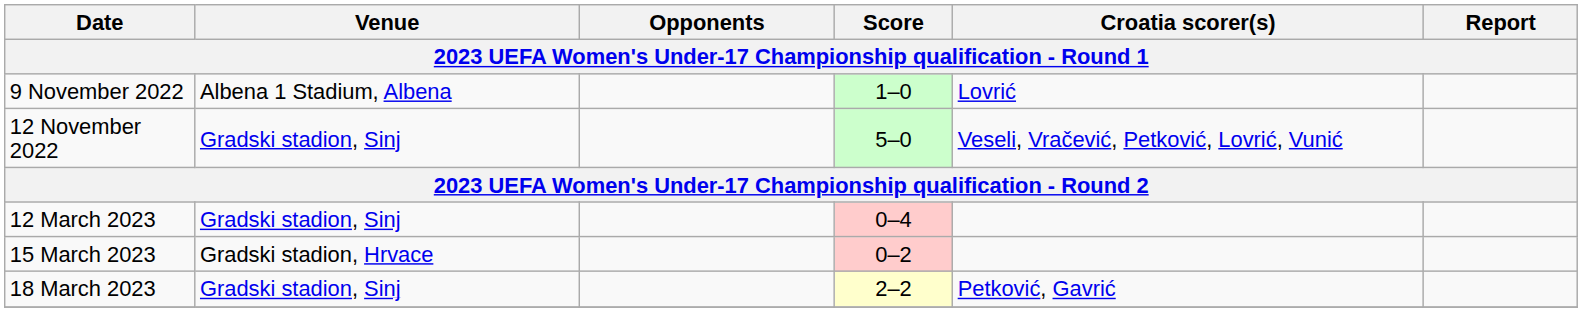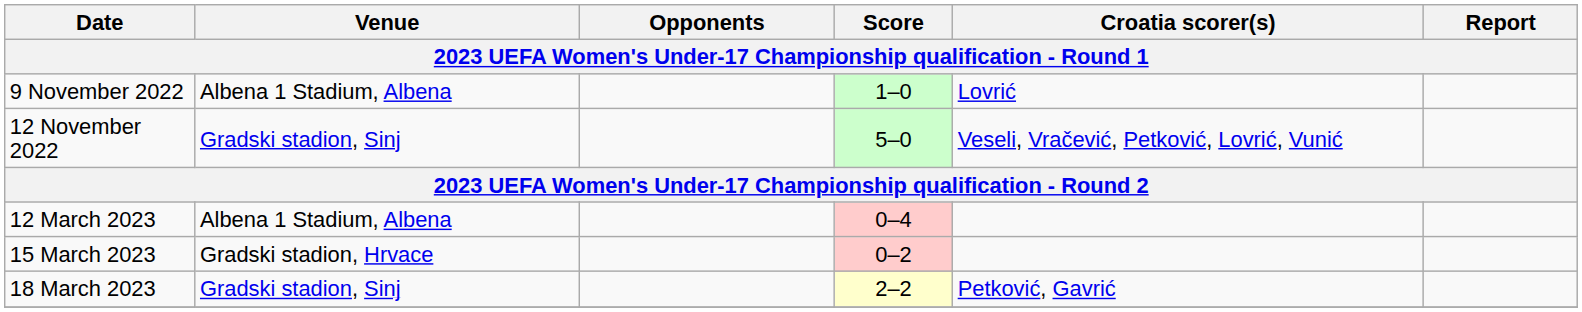(300, 220) Gradski stadion, Sinj -> (326, 220) Albena 1 Stadium, Albena
